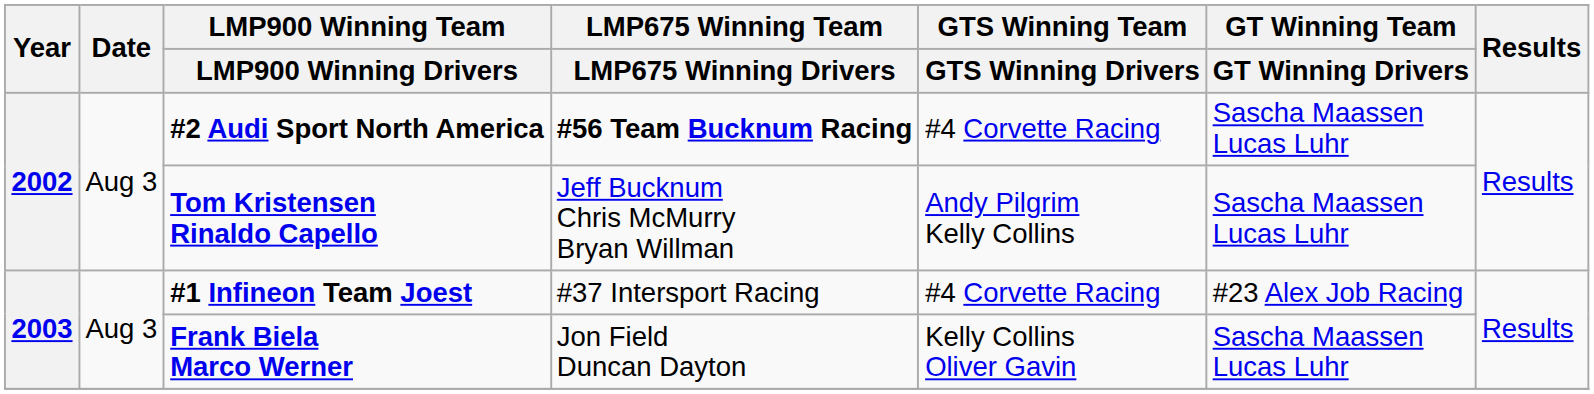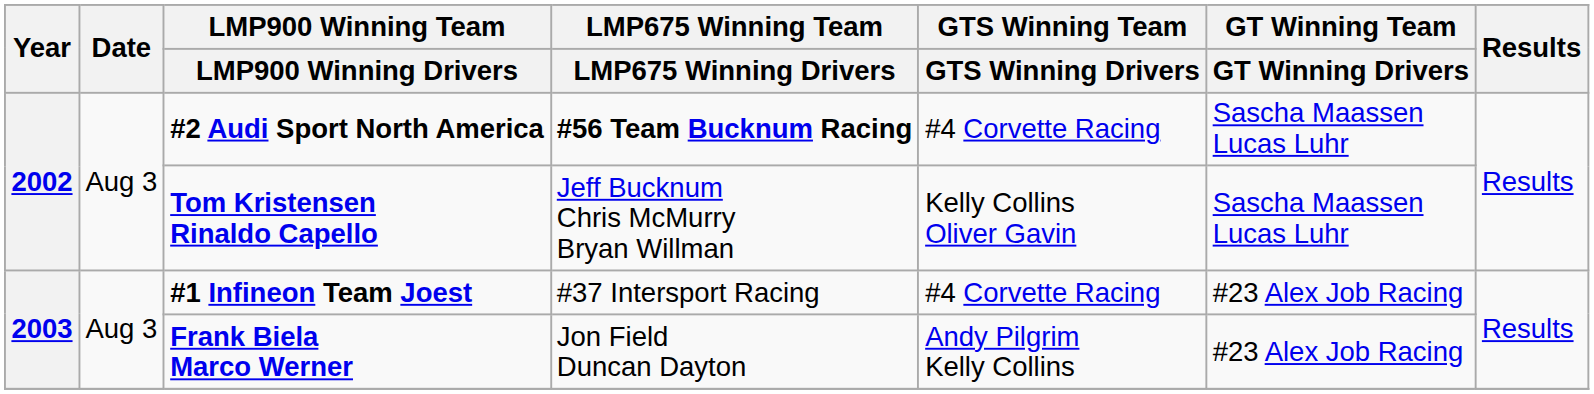(1002, 219) Andy Pilgrim Kelly Collins -> (1001, 219) Kelly Collins Oliver Gavin
(1001, 351) Kelly Collins Oliver Gavin -> (1002, 351) Andy Pilgrim Kelly Collins
(1318, 351) Sascha Maassen Lucas Luhr -> (1338, 351) #23 Alex Job Racing
